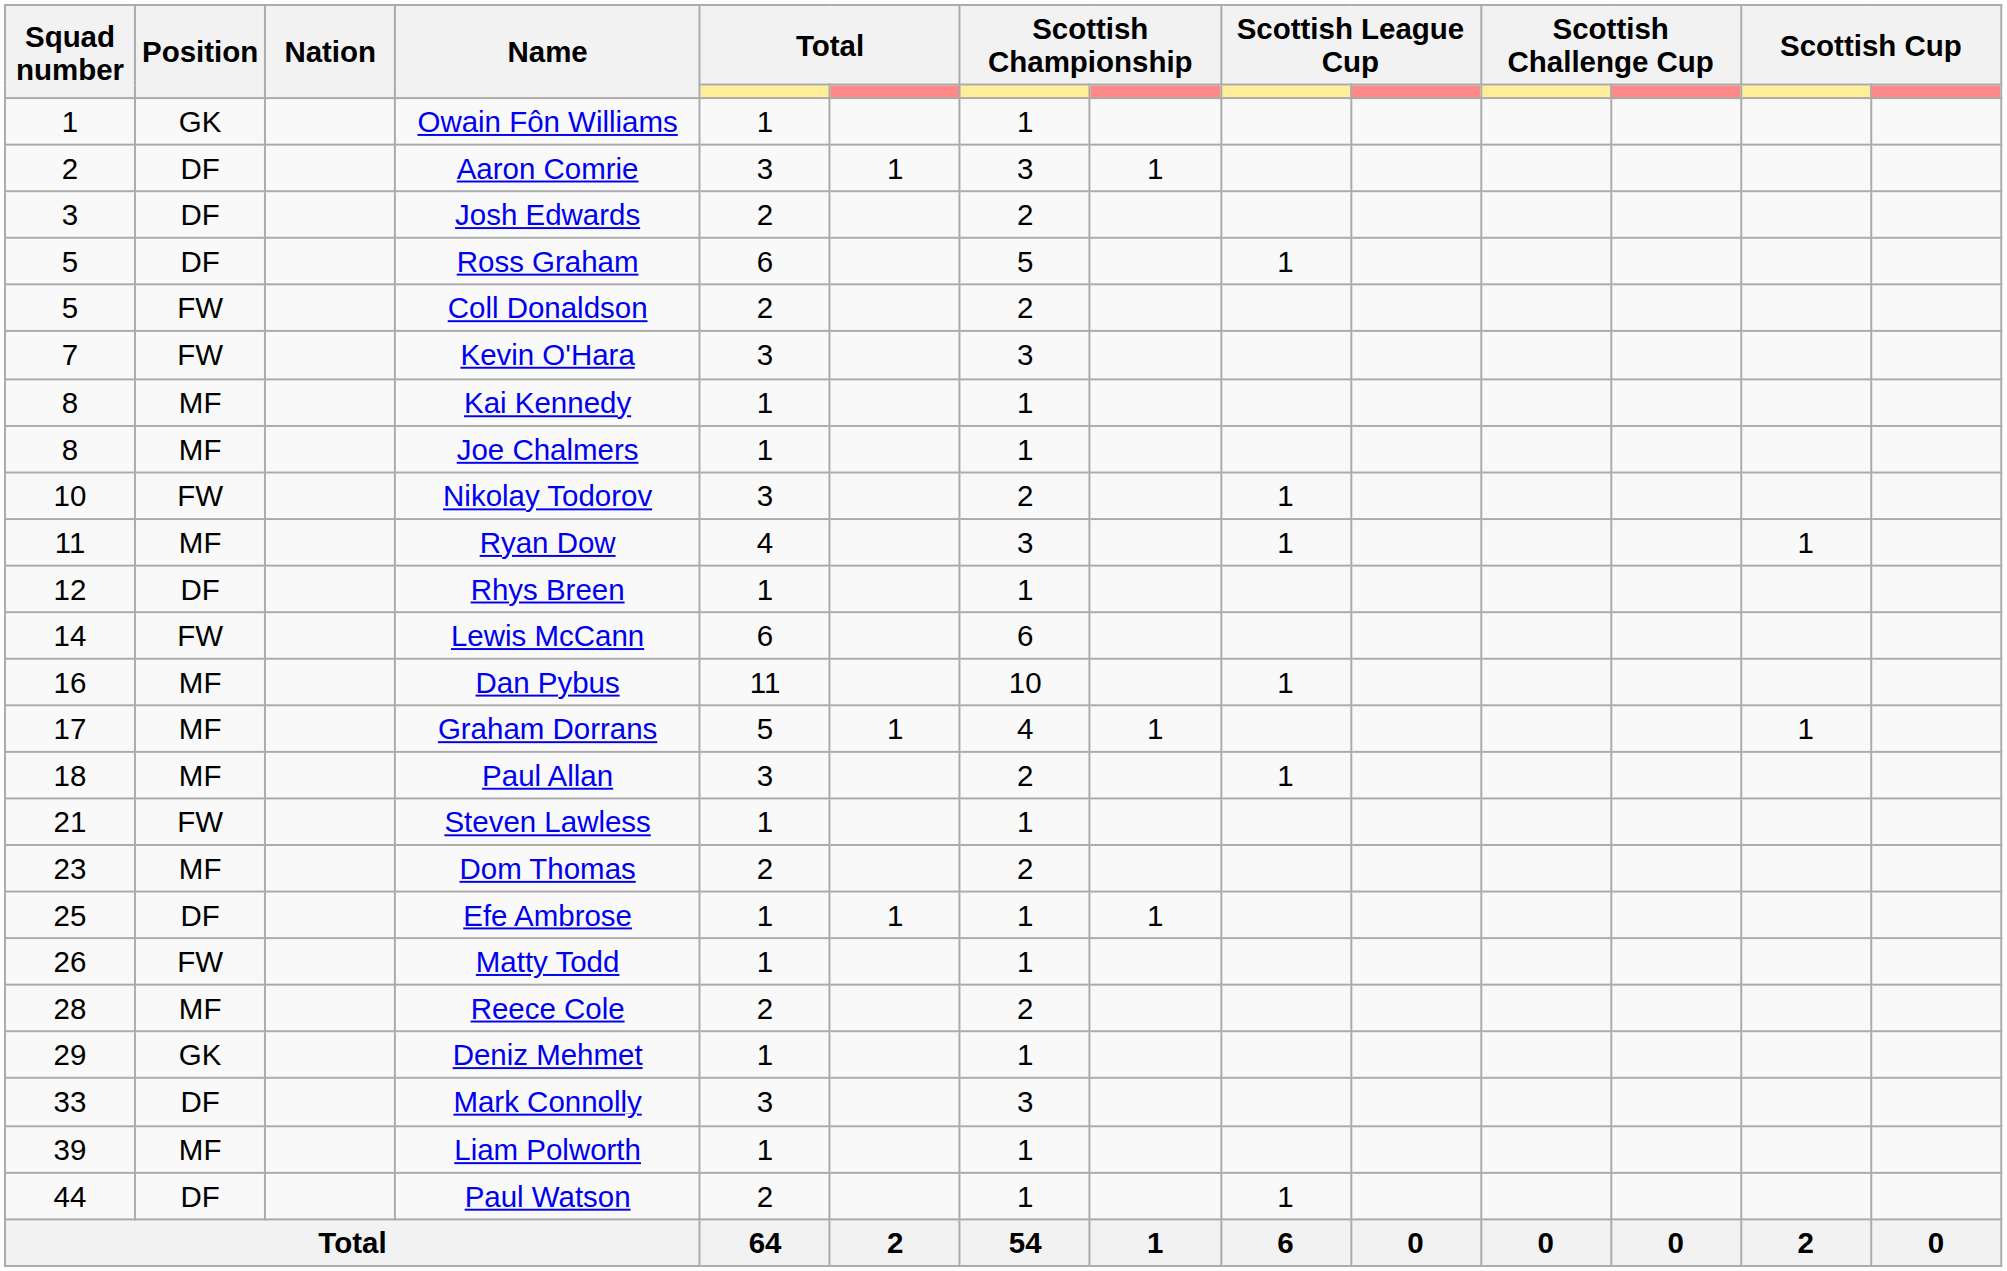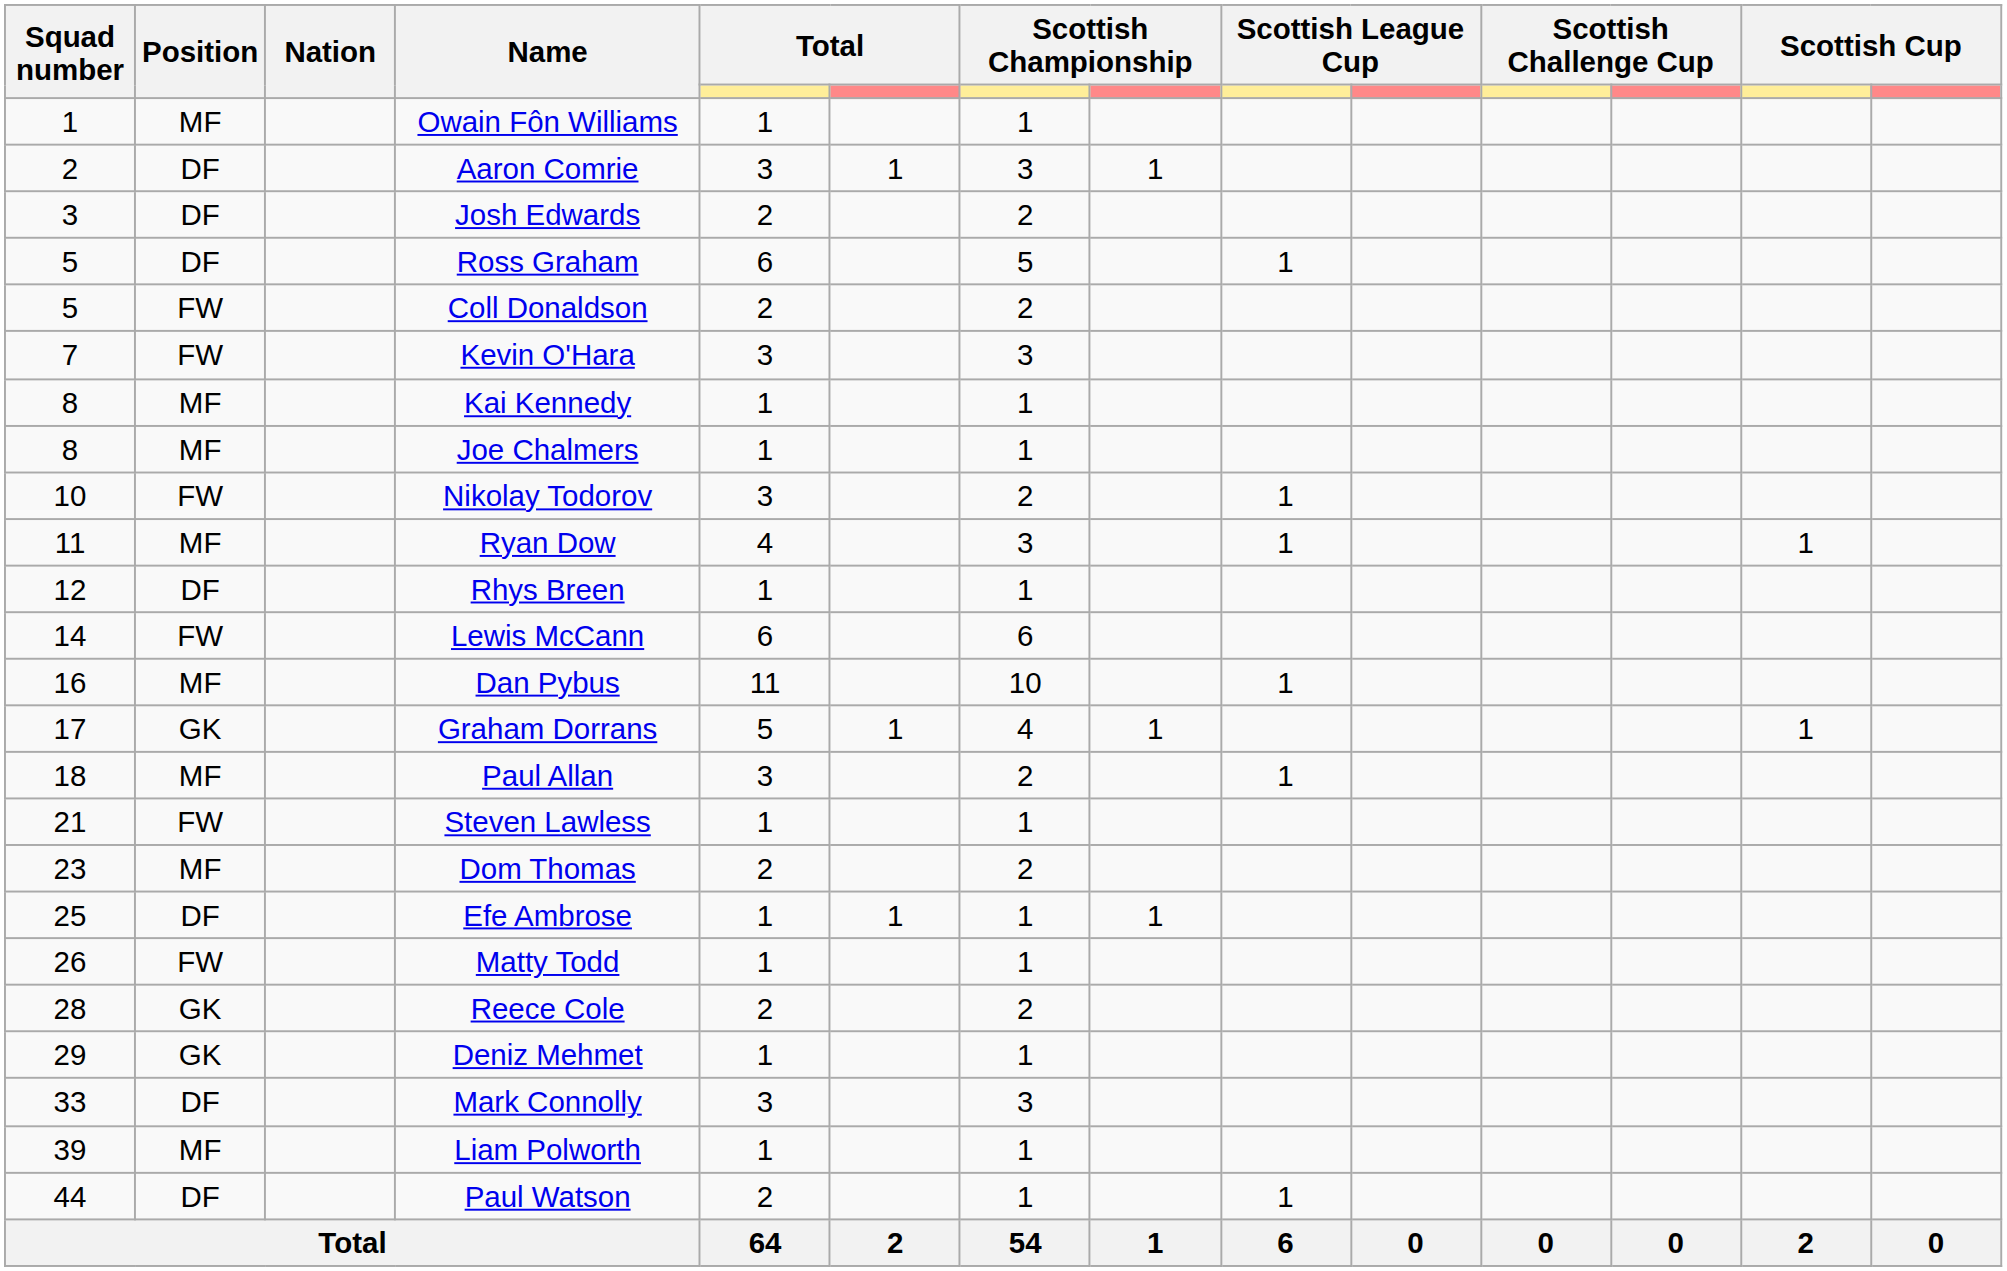(200, 122) GK -> (200, 122) MF
(200, 729) MF -> (200, 729) GK
(200, 1009) MF -> (200, 1009) GK
